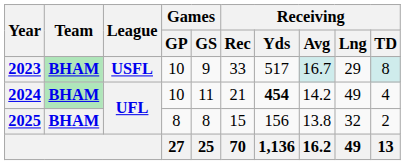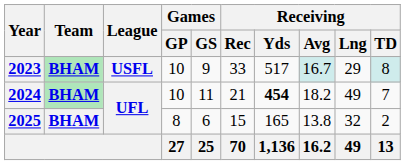(317, 95) 14.2 -> (317, 95) 18.2
(386, 95) 4 -> (386, 95) 7
(206, 120) 8 -> (206, 120) 6
(277, 120) 156 -> (277, 120) 165
